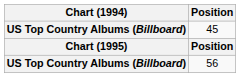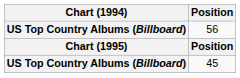rows swapped: (212, 64) <-> (212, 30)
